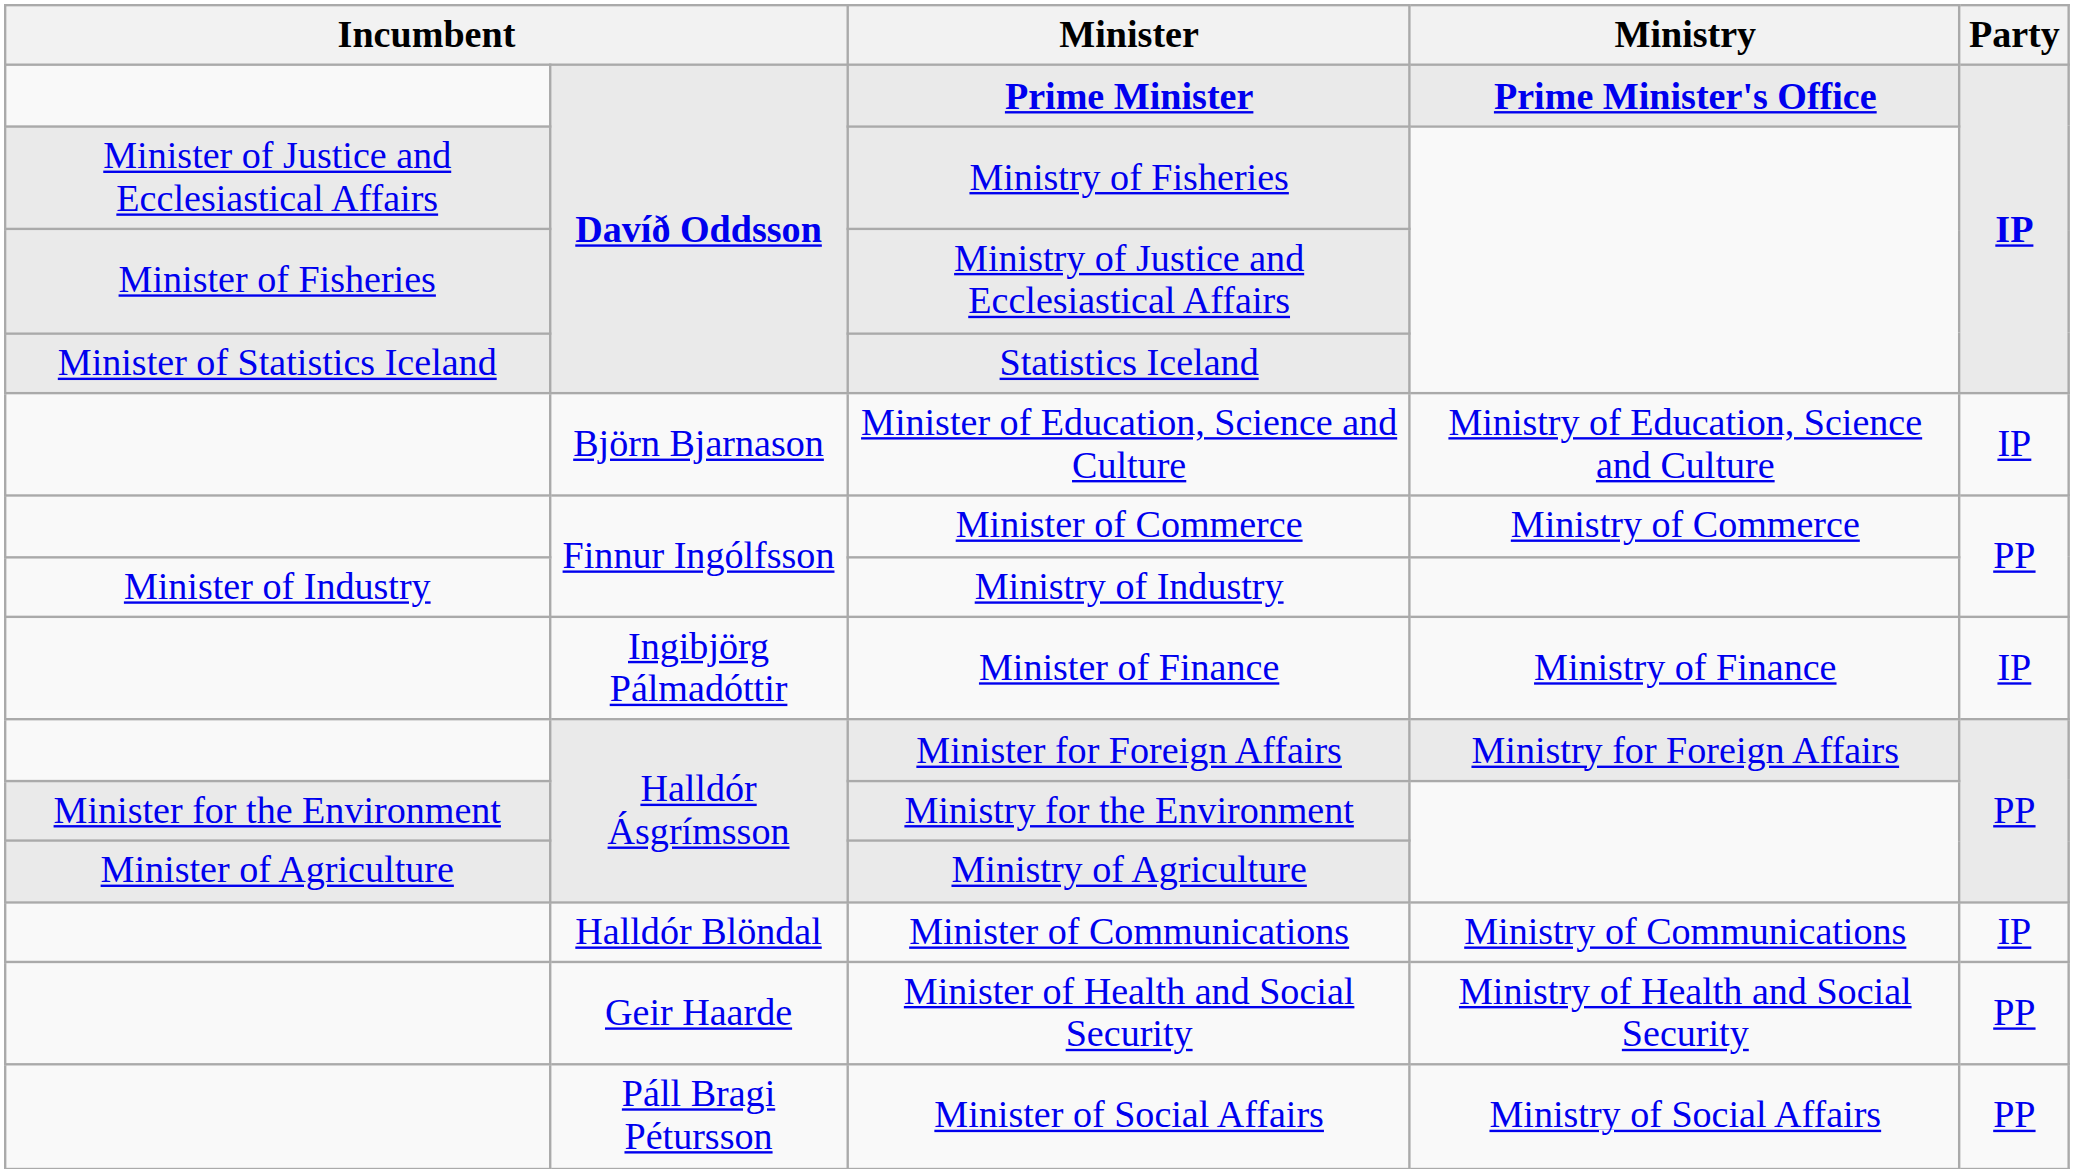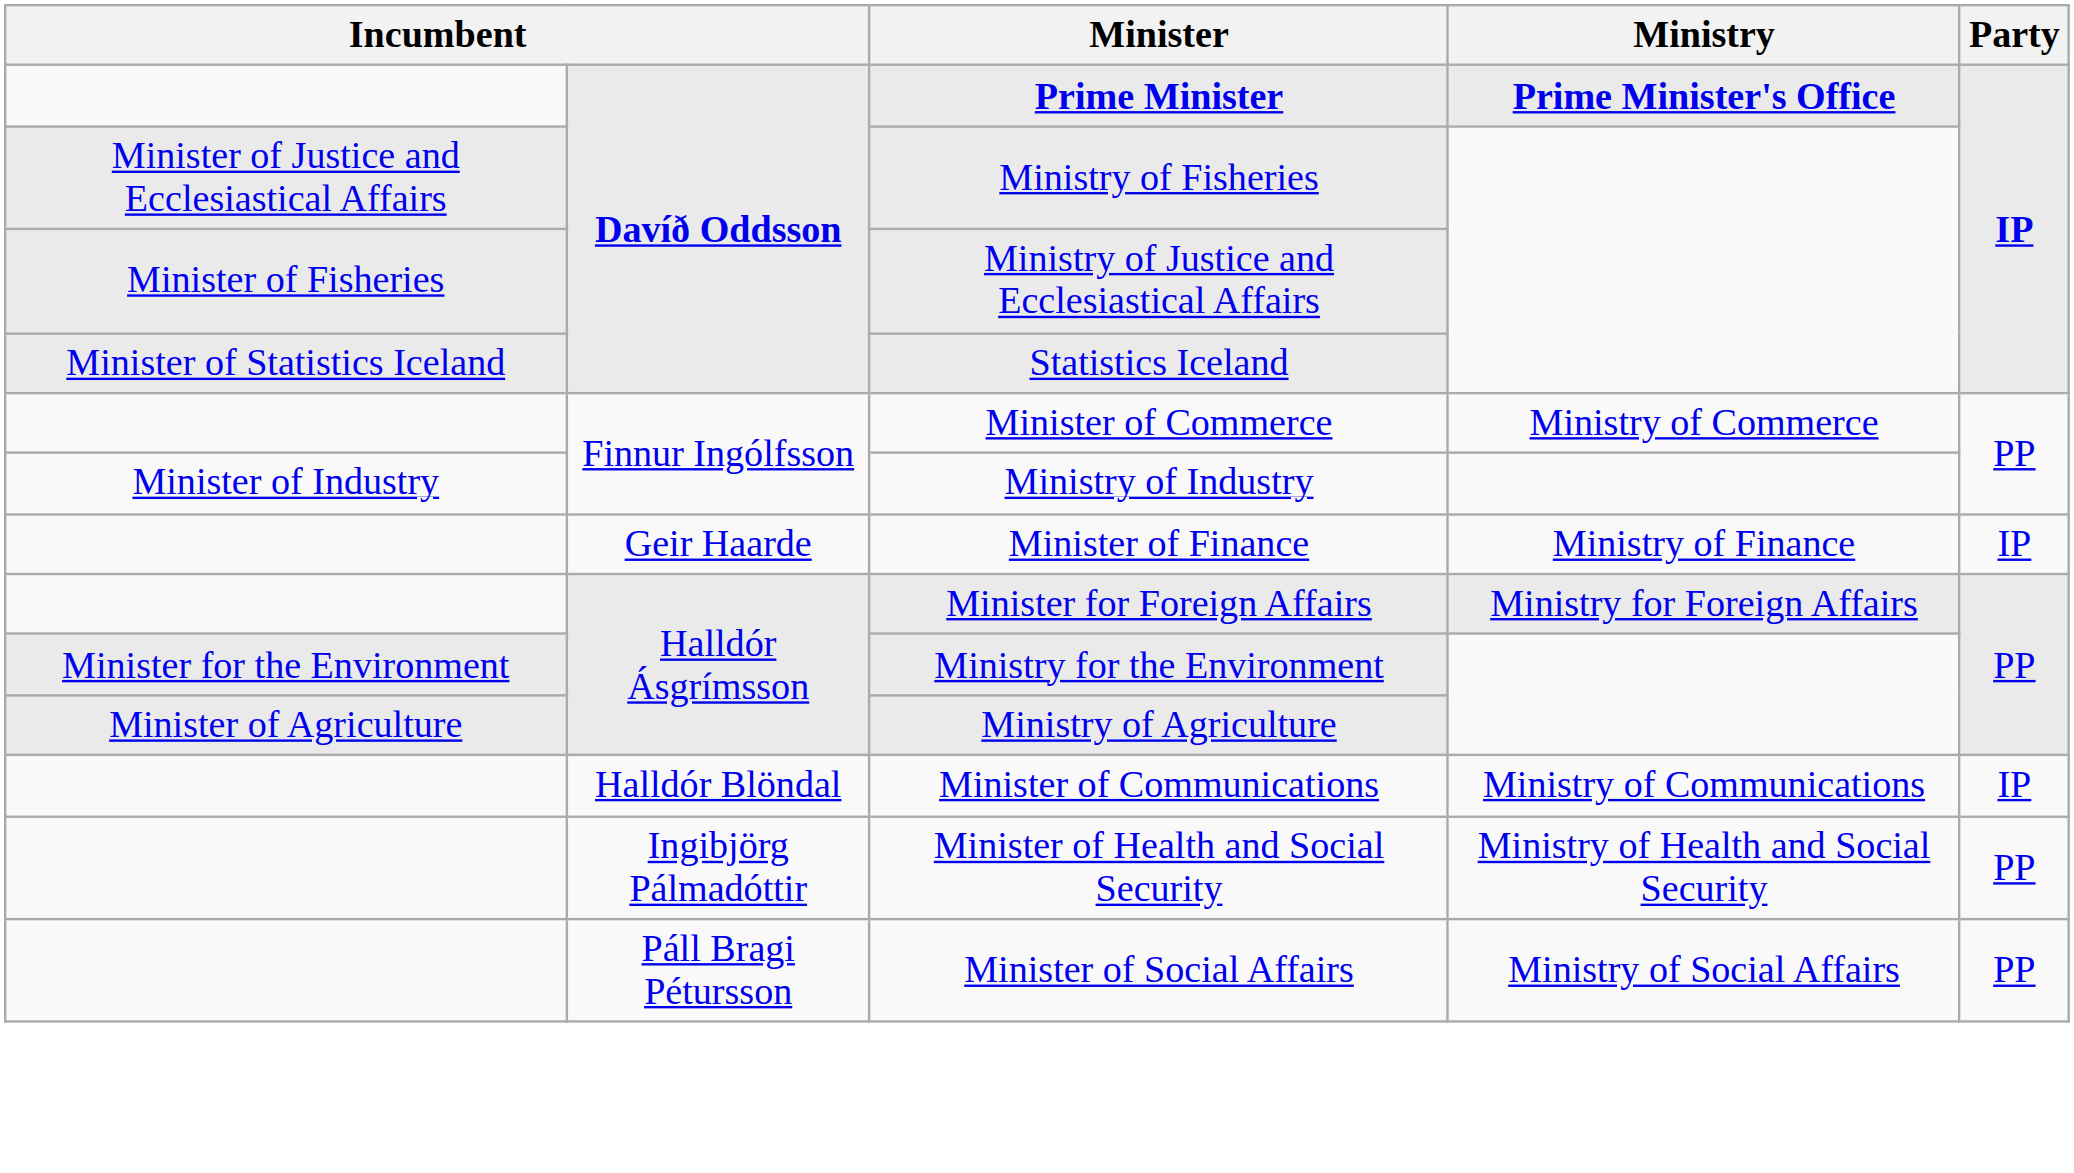- row: (1129, 443)
(699, 667) Ingibjörg Pálmadóttir -> (718, 543) Geir Haarde
(699, 1012) Geir Haarde -> (718, 866) Ingibjörg Pálmadóttir
